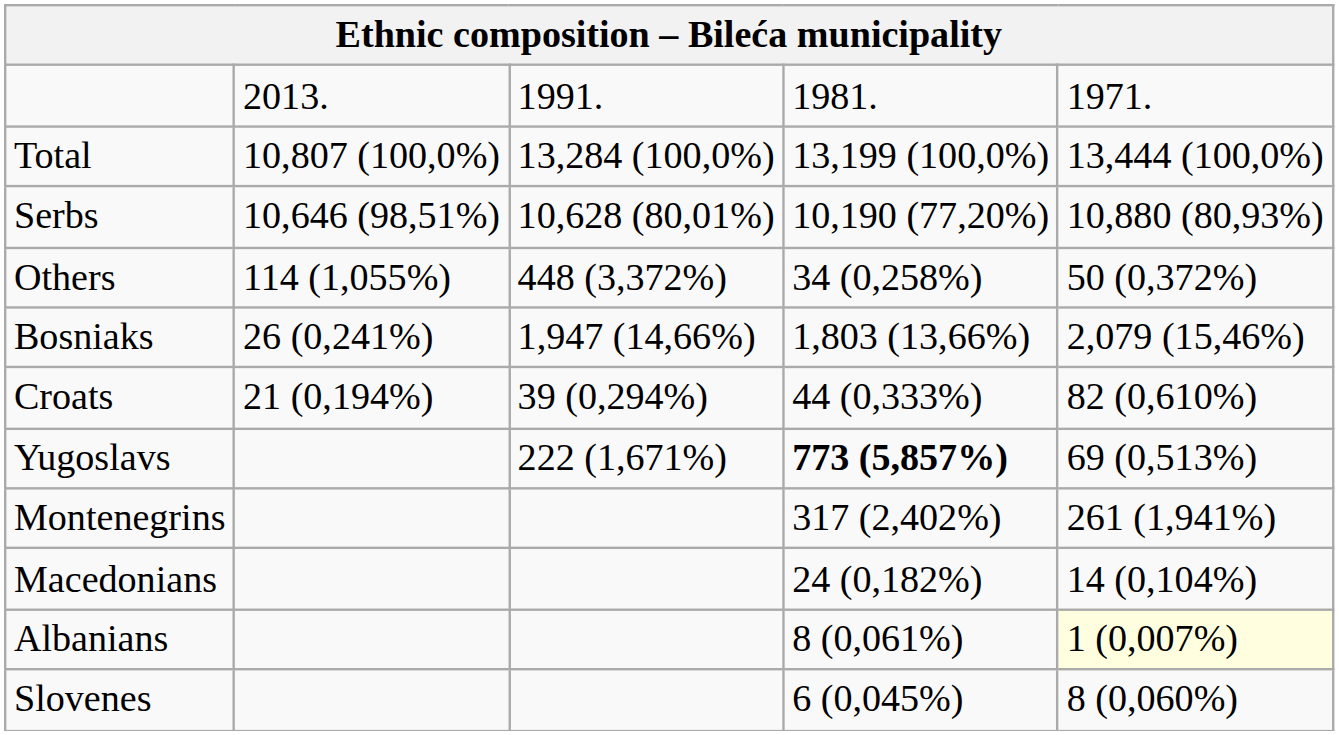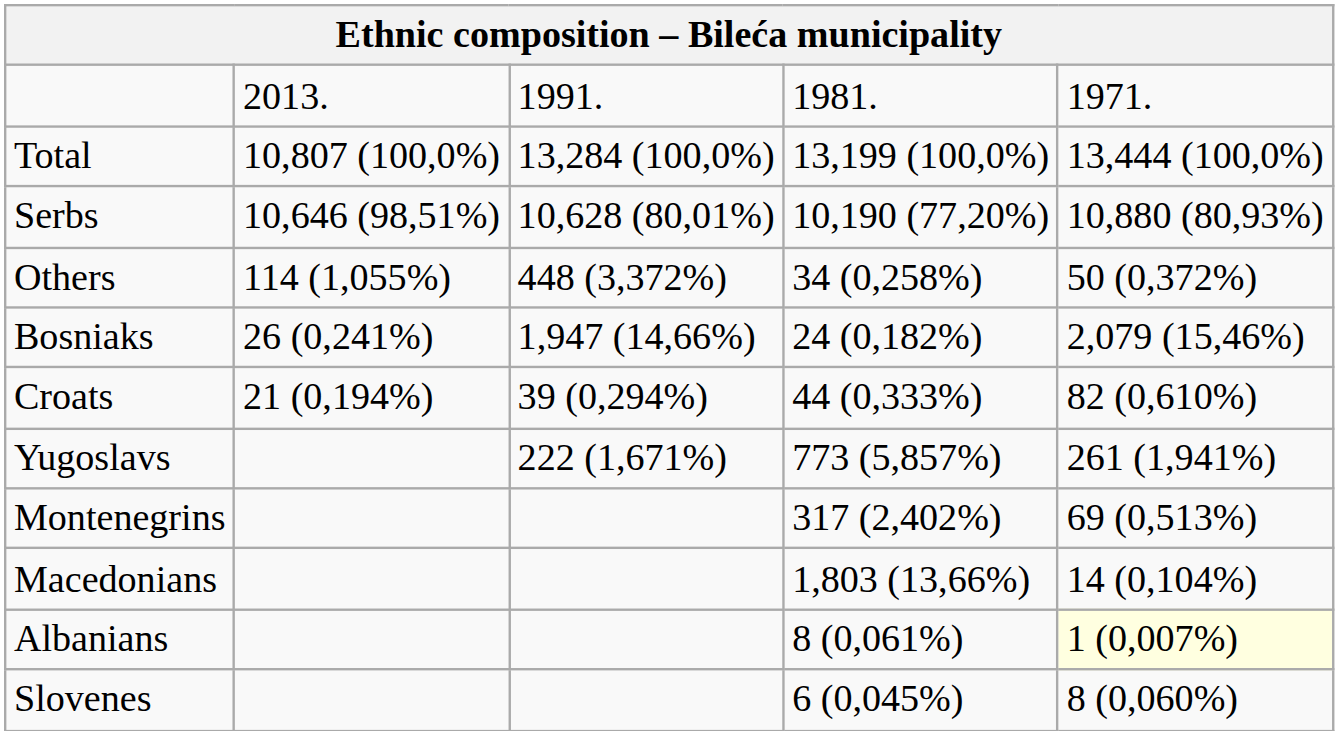(911, 336) 1,803 (13,66%) -> (887, 336) 24 (0,182%)
(900, 457) bold -> (897, 457) normal
(1162, 457) 69 (0,513%) -> (1171, 457) 261 (1,941%)
(1171, 517) 261 (1,941%) -> (1162, 517) 69 (0,513%)
(887, 578) 24 (0,182%) -> (911, 578) 1,803 (13,66%)
